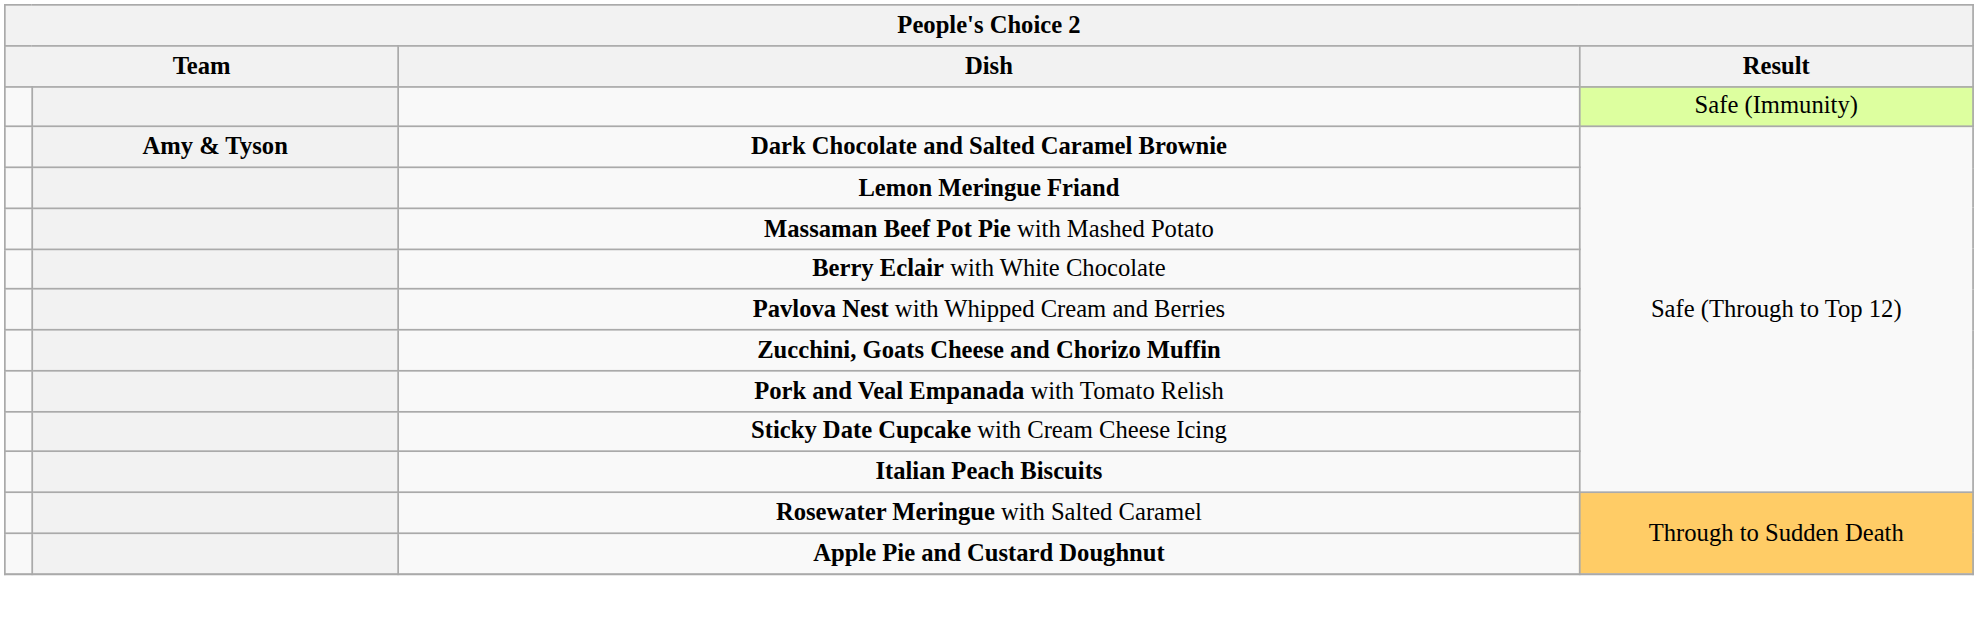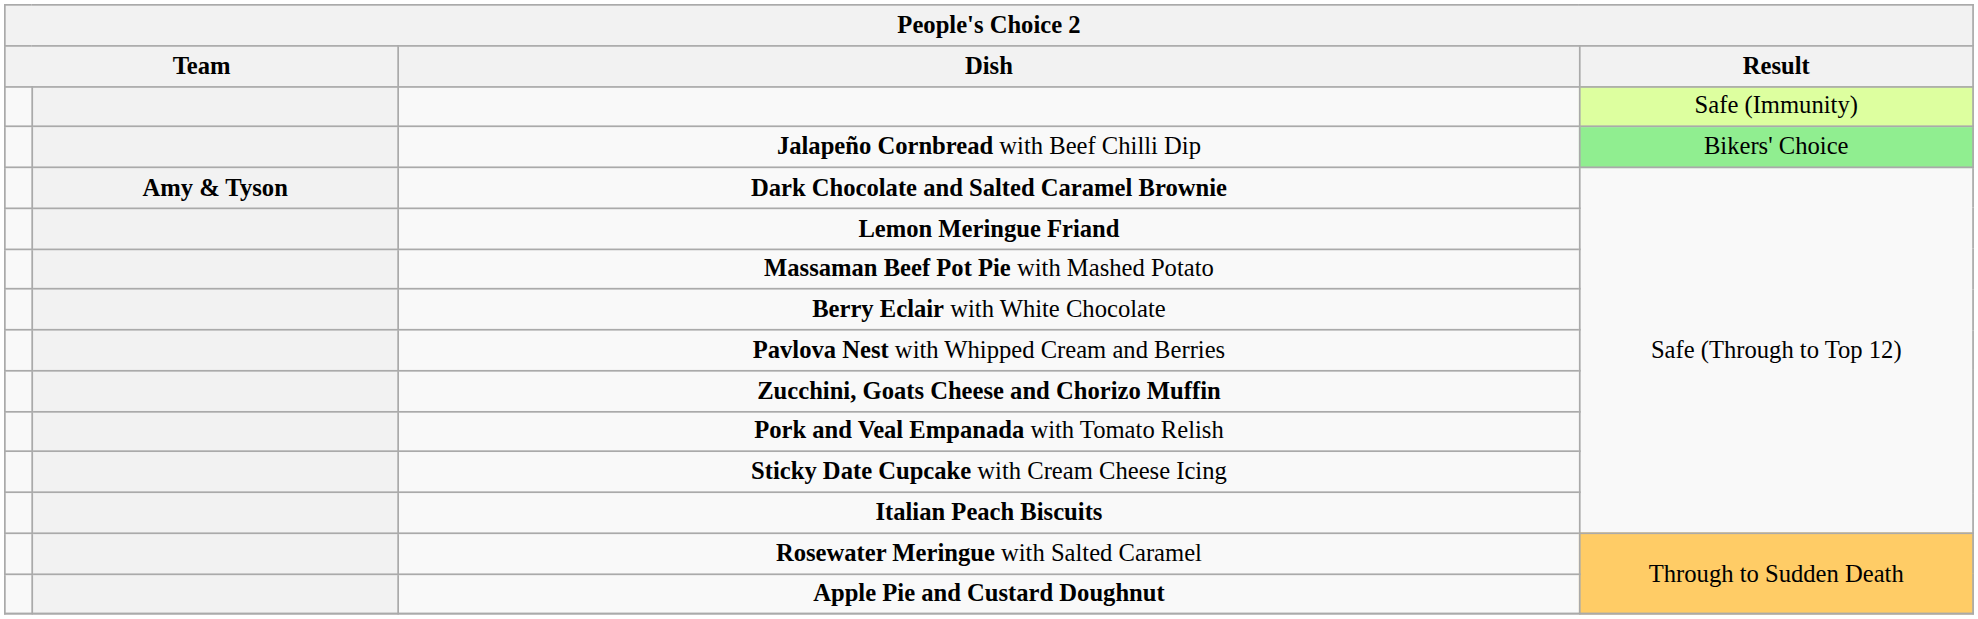+ row: (989, 147)
